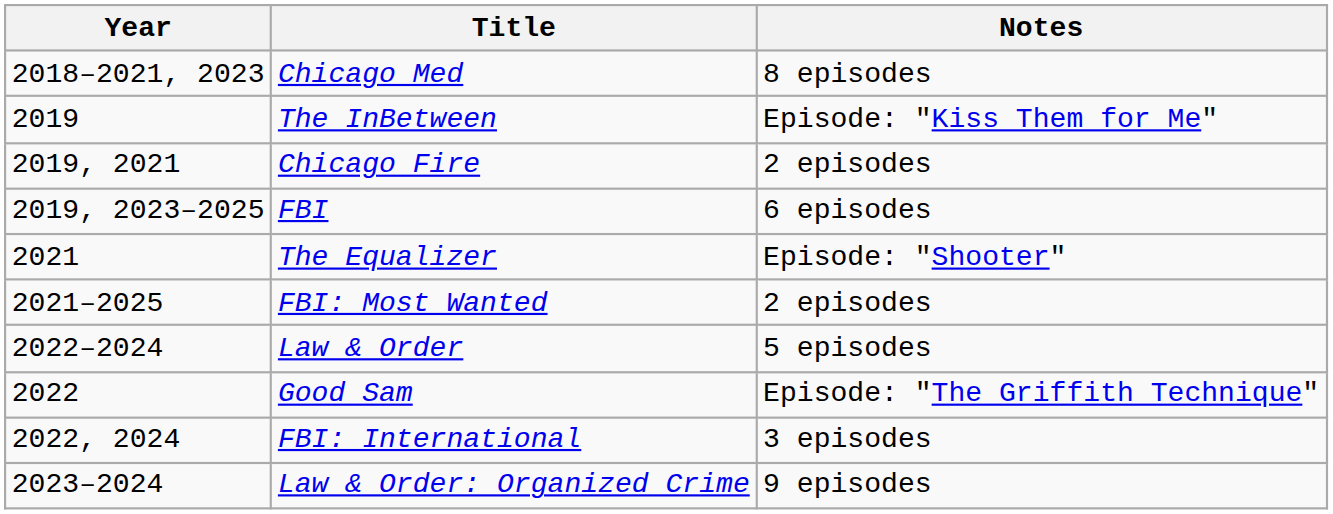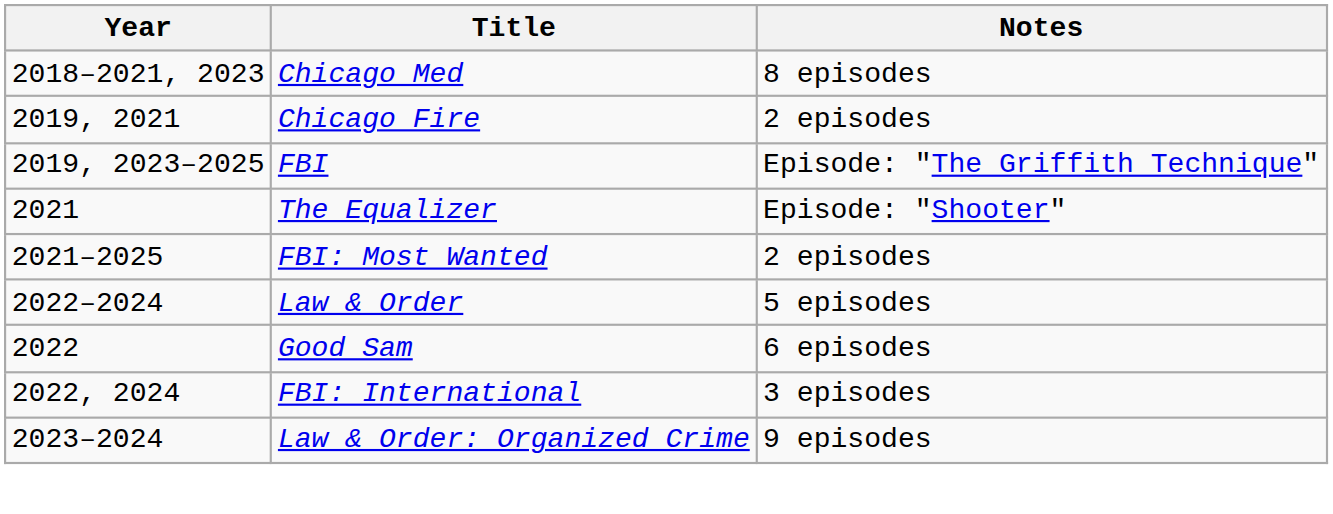- row: (387, 119)
(847, 211) 6 episodes -> (1041, 165) Episode: "The Griffith Technique"
(1041, 394) Episode: "The Griffith Technique" -> (847, 348) 6 episodes
